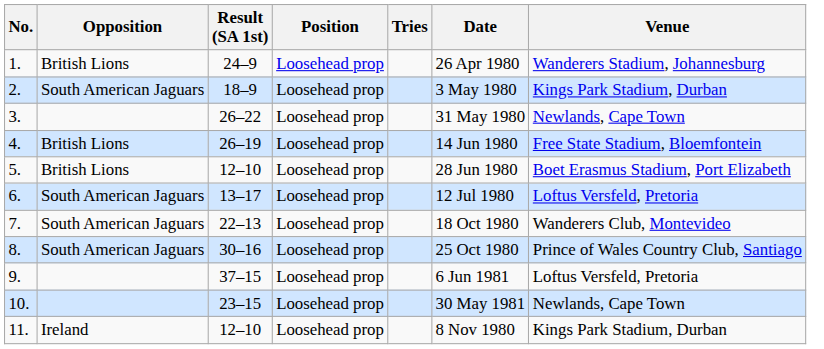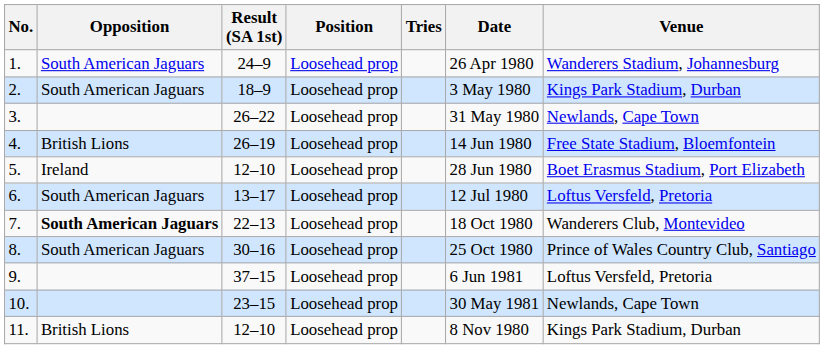(85, 63) British Lions -> (123, 63) South American Jaguars
(85, 169) British Lions -> (65, 169) Ireland
(123, 223) normal -> (130, 223) bold
(65, 329) Ireland -> (85, 329) British Lions
